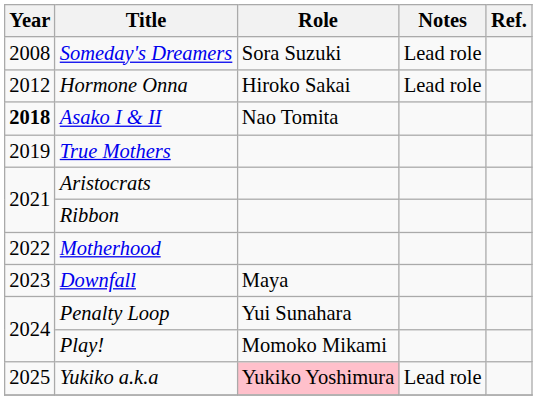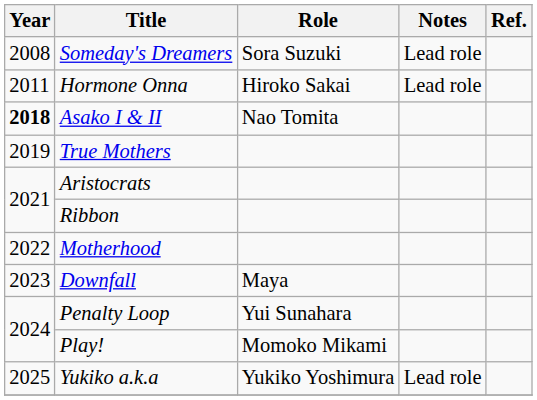(30, 85) 2012 -> (29, 85) 2011
(318, 378) pink background -> (318, 378) no background
